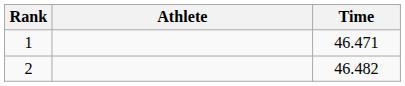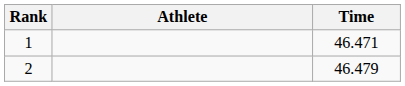(356, 68) 46.482 -> (356, 68) 46.479
